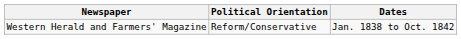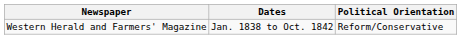columns swapped: (393, 12) <-> (269, 12)
